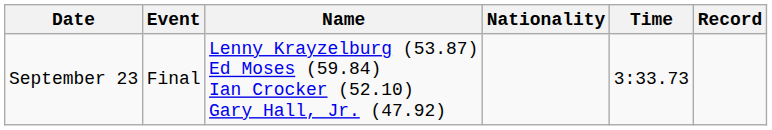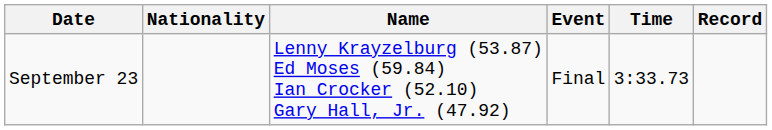columns swapped: (174, 19) <-> (546, 19)
